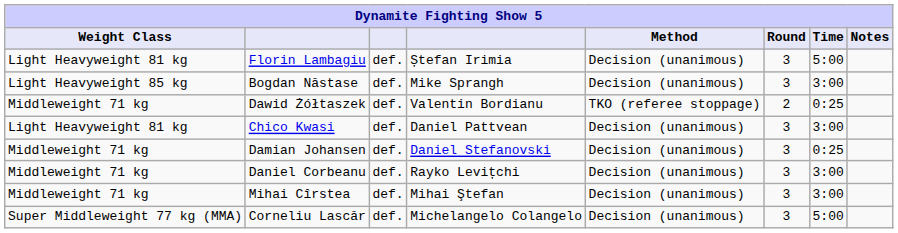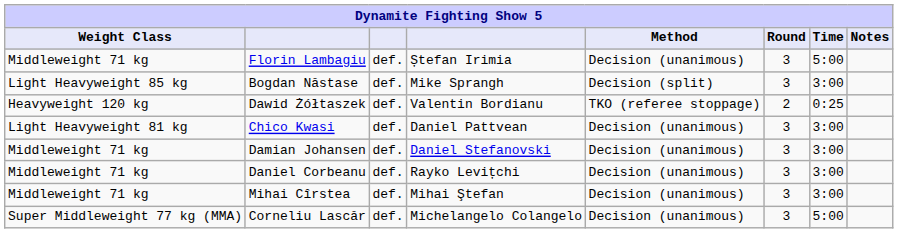(98, 61) Light Heavyweight 81 kg -> (78, 61) Middleweight 71 kg
(667, 83) Decision (unanimous) -> (651, 83) Decision (split)
(78, 105) Middleweight 71 kg -> (78, 105) Heavyweight 120 kg
(828, 150) 0:25 -> (828, 150) 3:00
